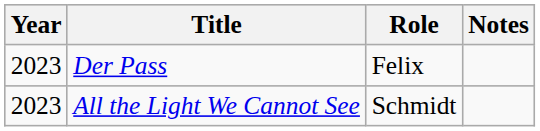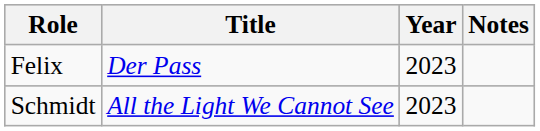columns swapped: (36, 24) <-> (414, 24)
